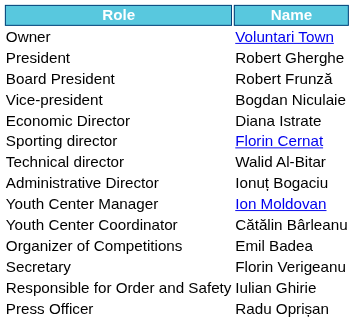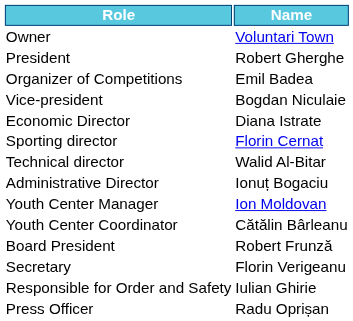rows swapped: (60, 79) <-> (94, 246)
